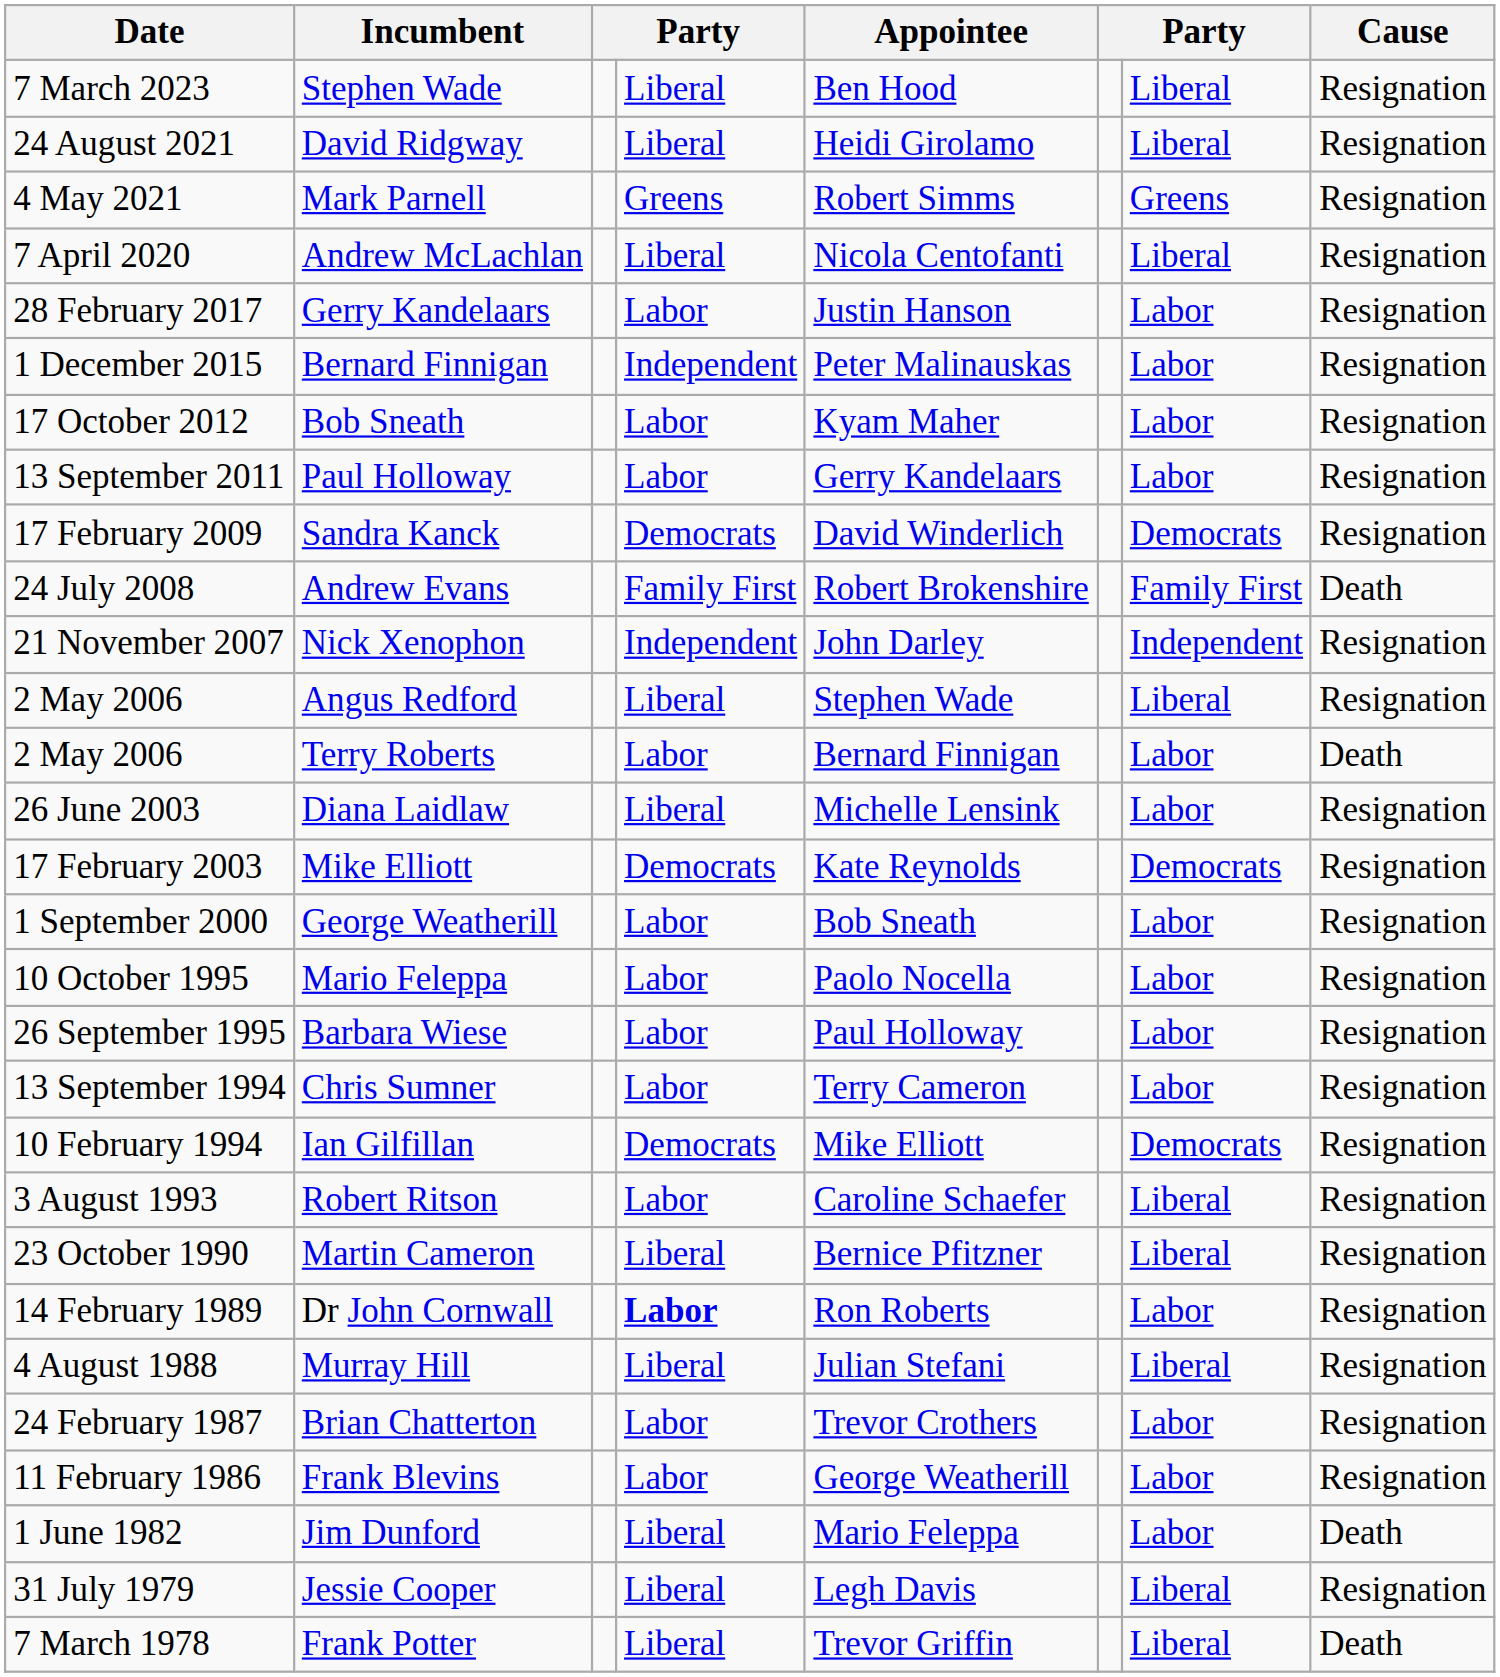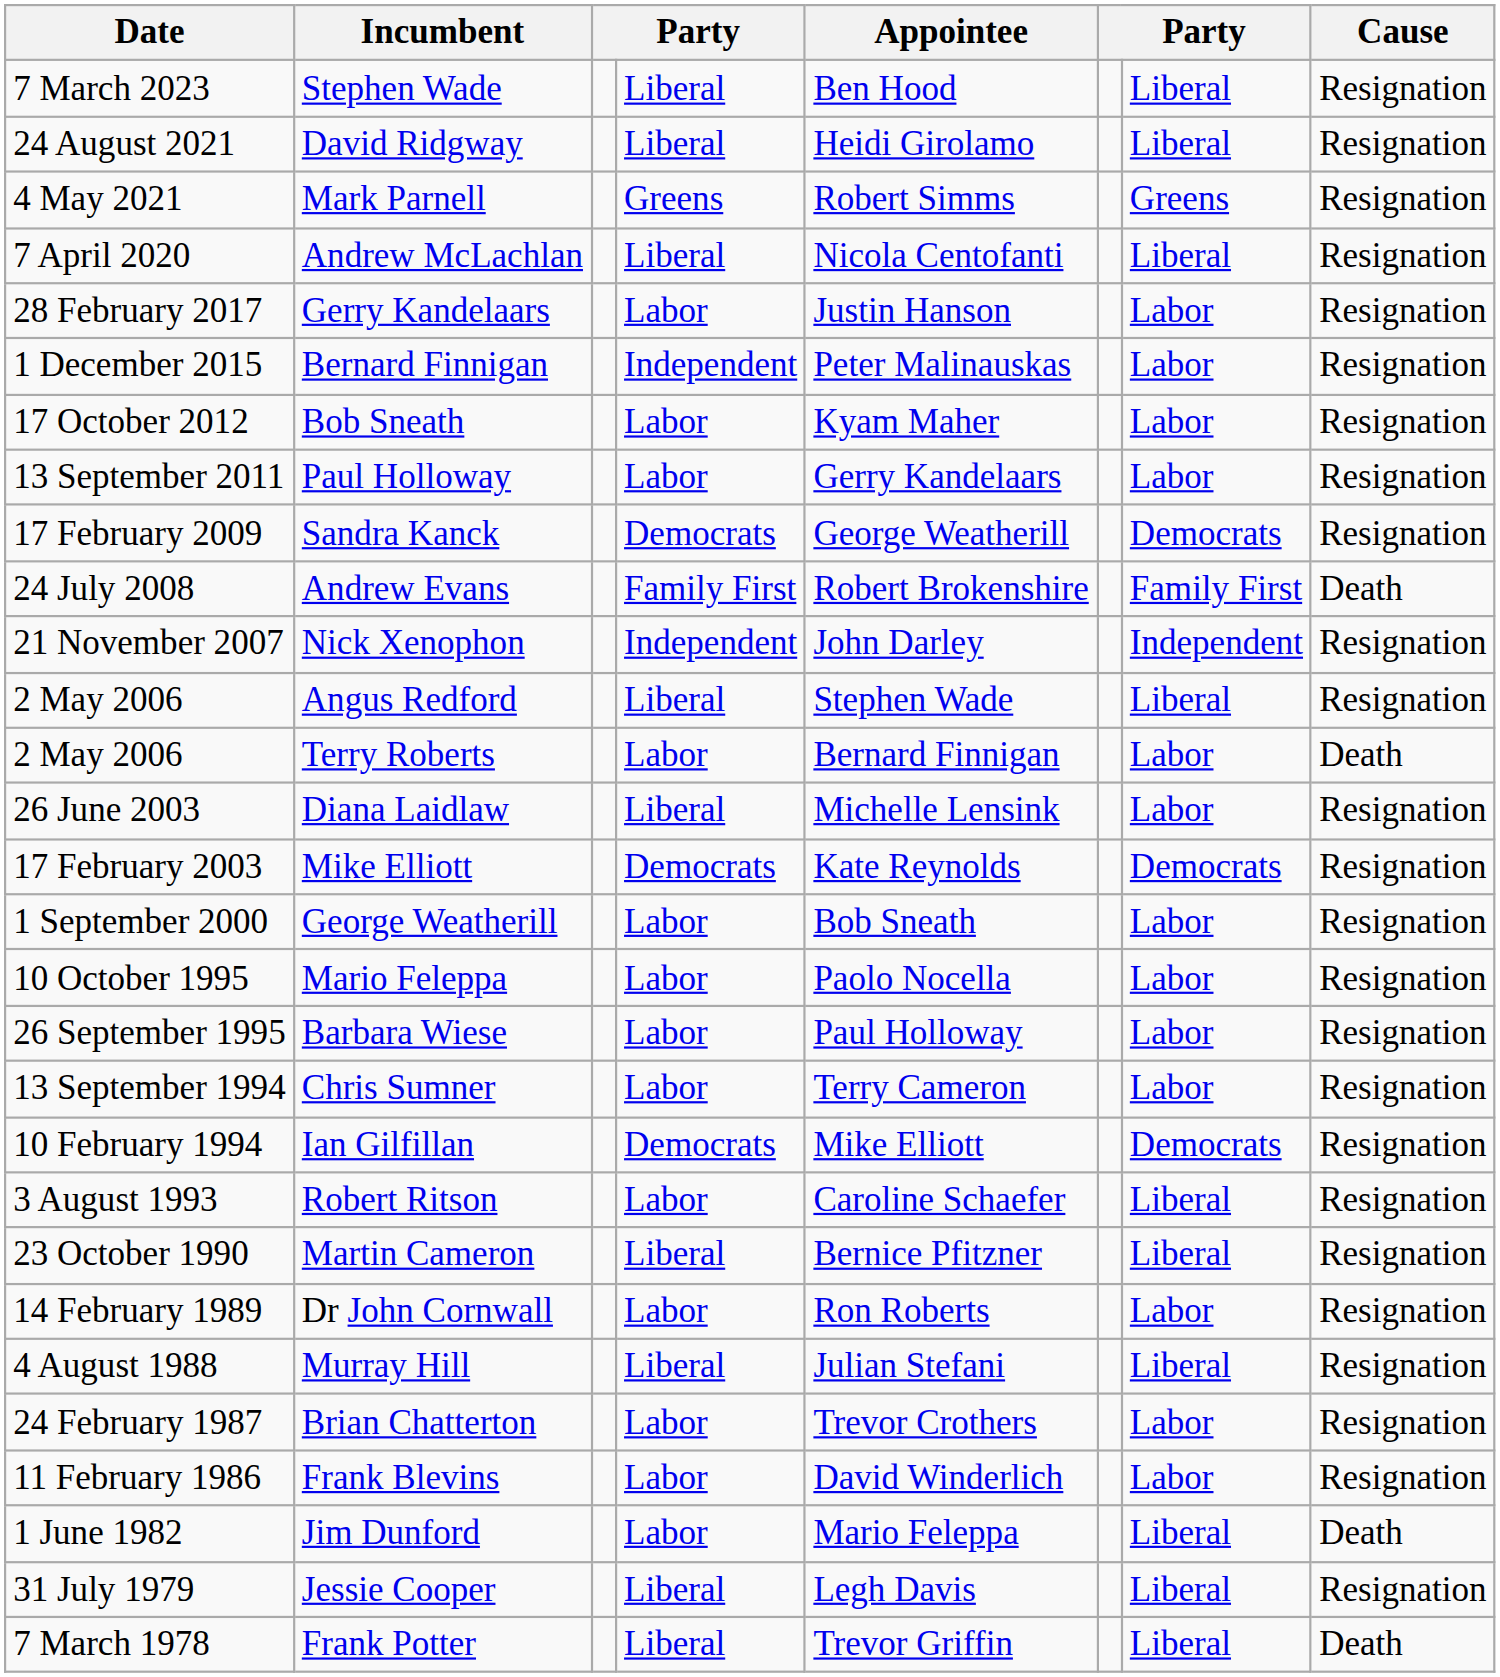(938, 532) David Winderlich -> (941, 532) George Weatherill
(671, 1310) bold -> (666, 1310) normal
(941, 1477) George Weatherill -> (938, 1477) David Winderlich
(675, 1532) Liberal -> (666, 1532) Labor
(1172, 1532) Labor -> (1180, 1532) Liberal
